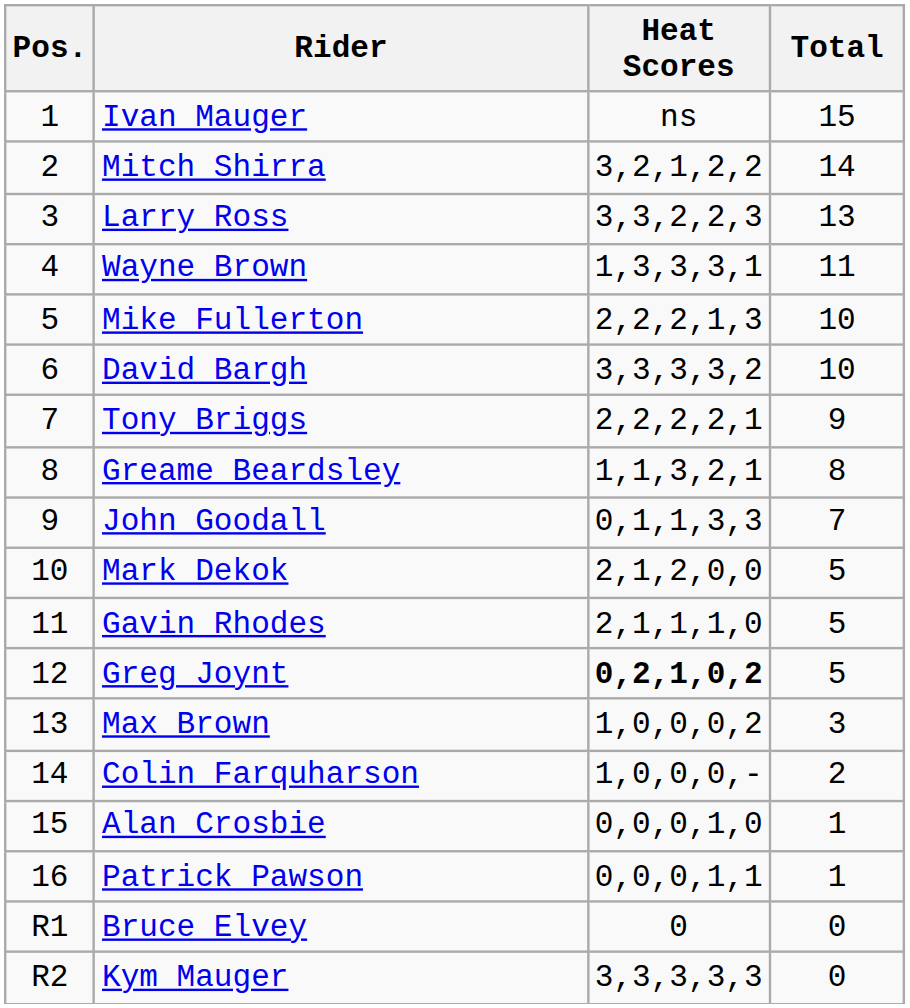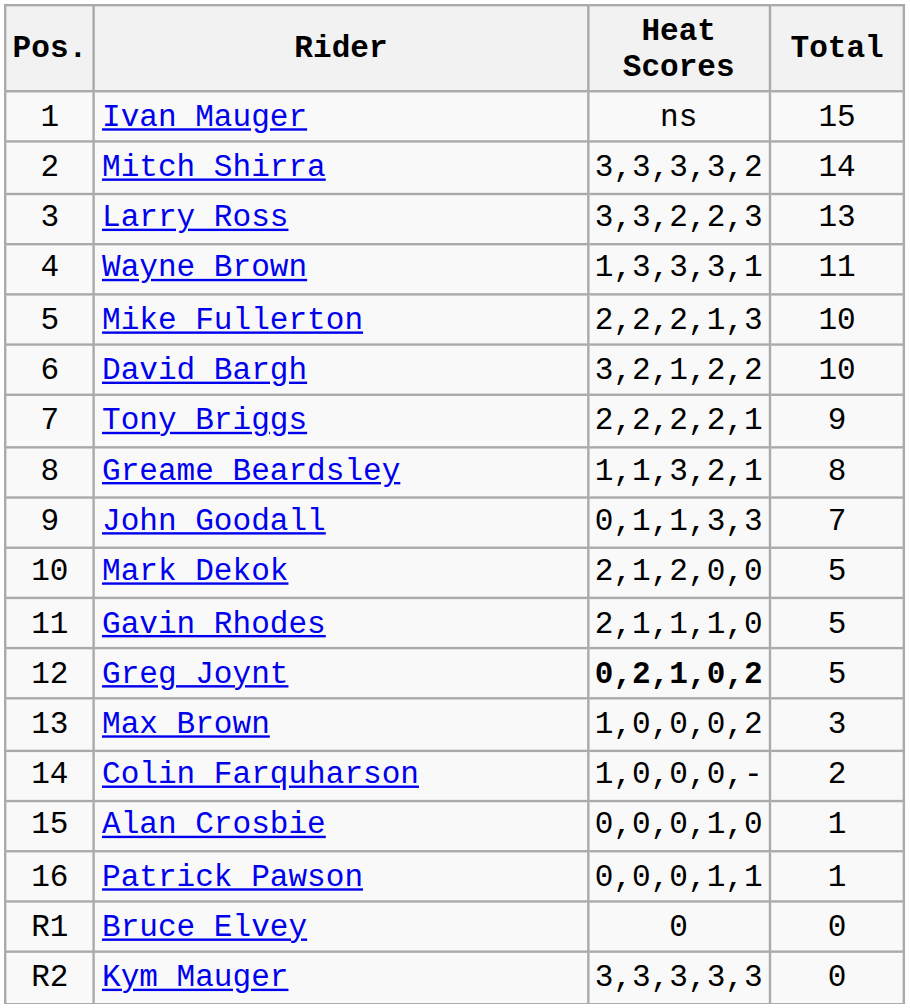(679, 168) 3,2,1,2,2 -> (679, 168) 3,3,3,3,2
(679, 370) 3,3,3,3,2 -> (679, 370) 3,2,1,2,2
